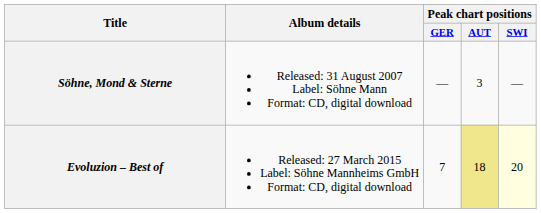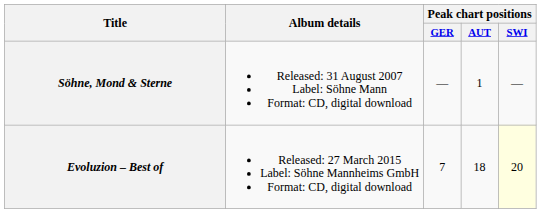(480, 83) 3 -> (480, 83) 1
(480, 166) khaki background -> (480, 166) no background
